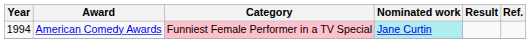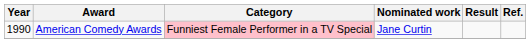(19, 30) 1994 -> (19, 30) 1990
(404, 30) paleturquoise background -> (404, 30) no background
